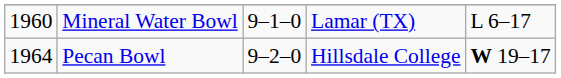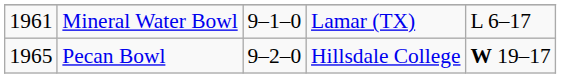(31, 21) 1960 -> (31, 21) 1961
(31, 55) 1964 -> (31, 55) 1965
